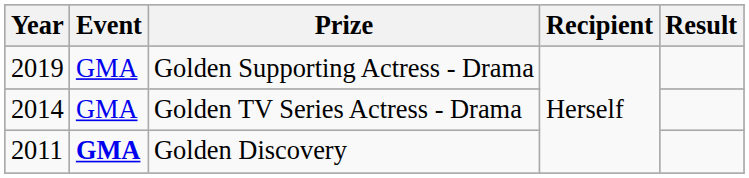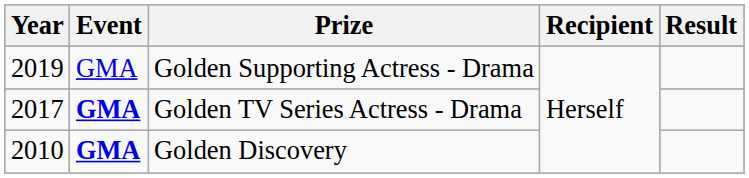(37, 109) 2014 -> (37, 109) 2017
(107, 109) normal -> (108, 109) bold
(37, 151) 2011 -> (37, 151) 2010
